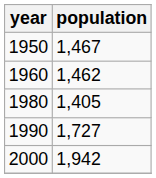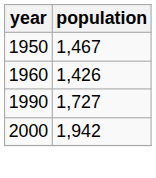(79, 74) 1,462 -> (79, 74) 1,426
- row: (28, 103)
